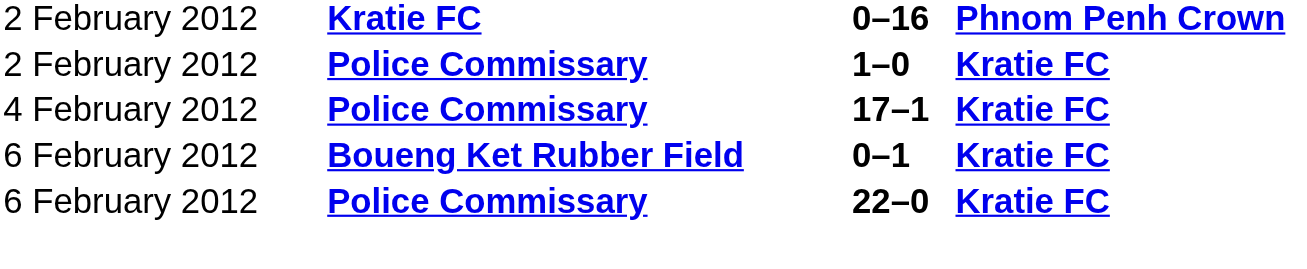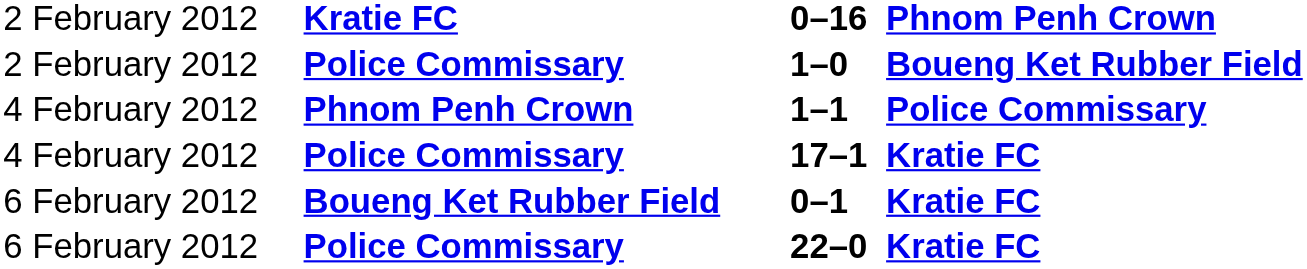(1033, 64) Kratie FC -> (1094, 64) Boueng Ket Rubber Field
+ row: (819, 109)
